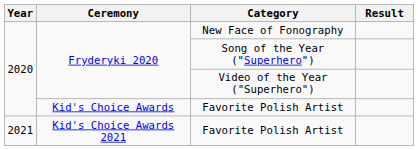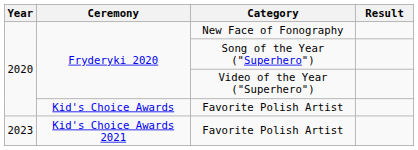(20, 131) 2021 -> (20, 131) 2023
